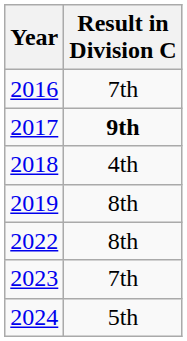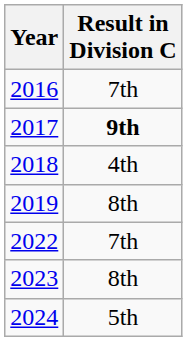(123, 240) 8th -> (123, 240) 7th
(123, 278) 7th -> (123, 278) 8th
